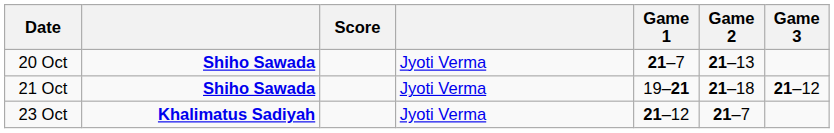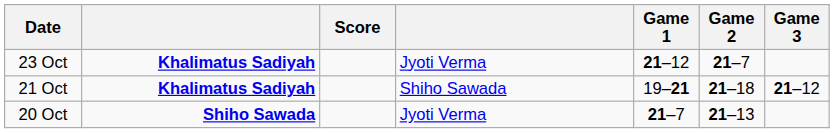rows swapped: (43, 63) <-> (43, 115)
(259, 89) Shiho Sawada -> (237, 89) Khalimatus Sadiyah
(443, 89) Jyoti Verma -> (453, 89) Shiho Sawada
